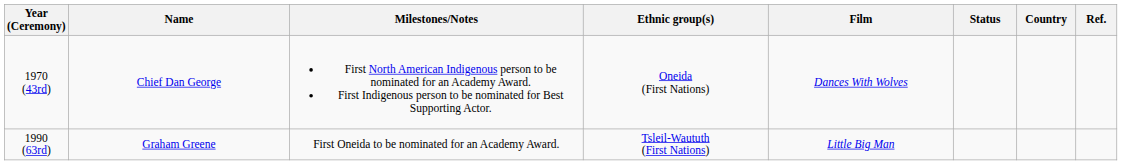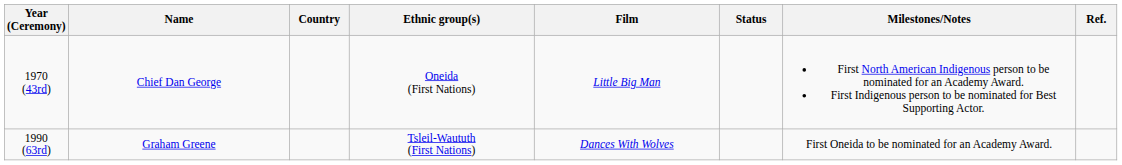columns swapped: (1046, 20) <-> (436, 20)
(861, 82) Dances With Wolves -> (627, 82) Little Big Man
(861, 144) Little Big Man -> (627, 144) Dances With Wolves
